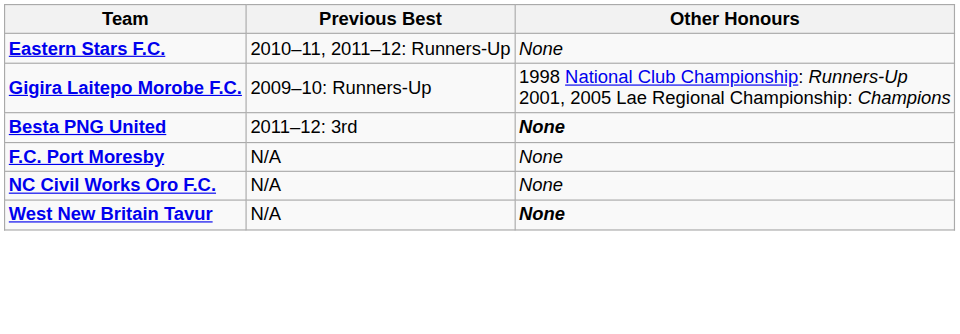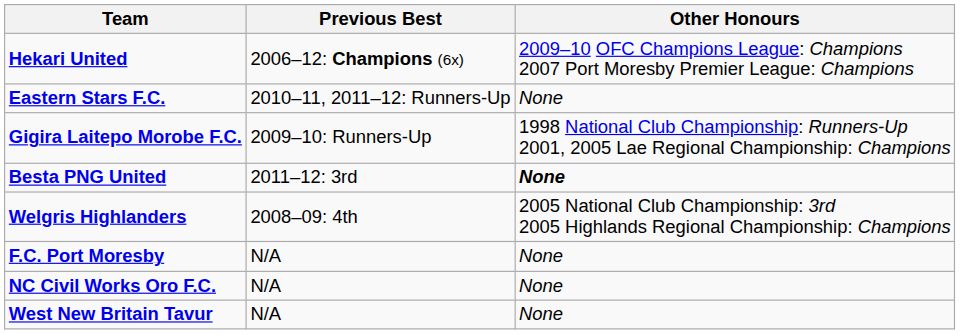+ row: (68, 58)
+ row: (98, 216)
(542, 214) bold -> (541, 314) normal
